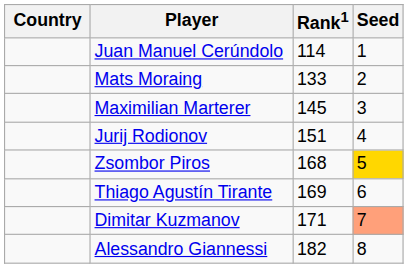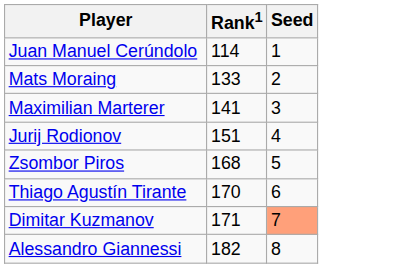- column: (47, 20)
(312, 107) 145 -> (226, 107) 141
(362, 164) gold background -> (276, 164) no background
(312, 192) 169 -> (226, 192) 170
